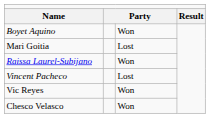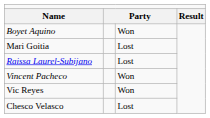(126, 61) Won -> (126, 61) Lost
(126, 76) Lost -> (126, 76) Won
(126, 106) Won -> (126, 106) Lost
